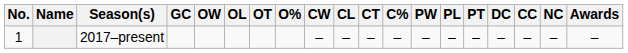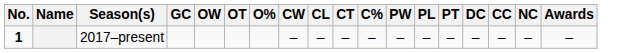- column: (237, 15)
(19, 37) normal -> (19, 37) bold
